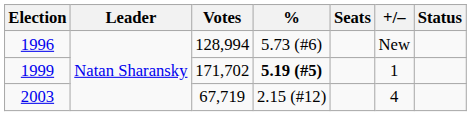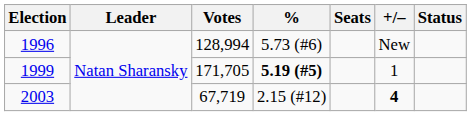(222, 70) 171,702 -> (222, 70) 171,705
(394, 96) normal -> (394, 96) bold
